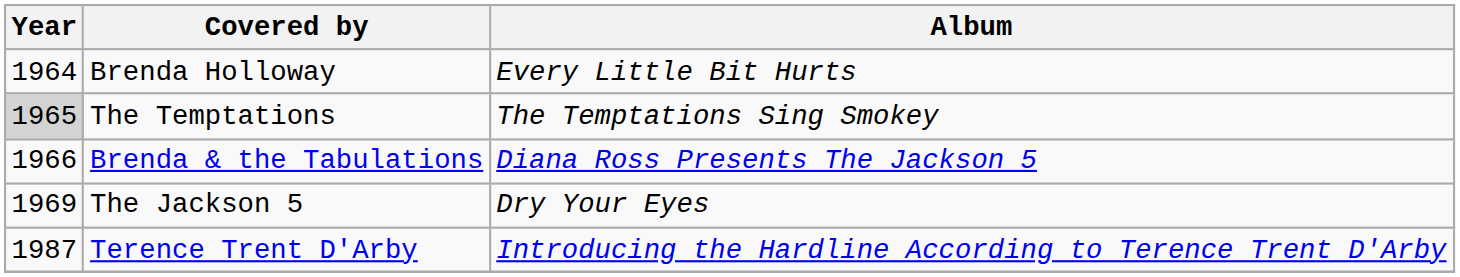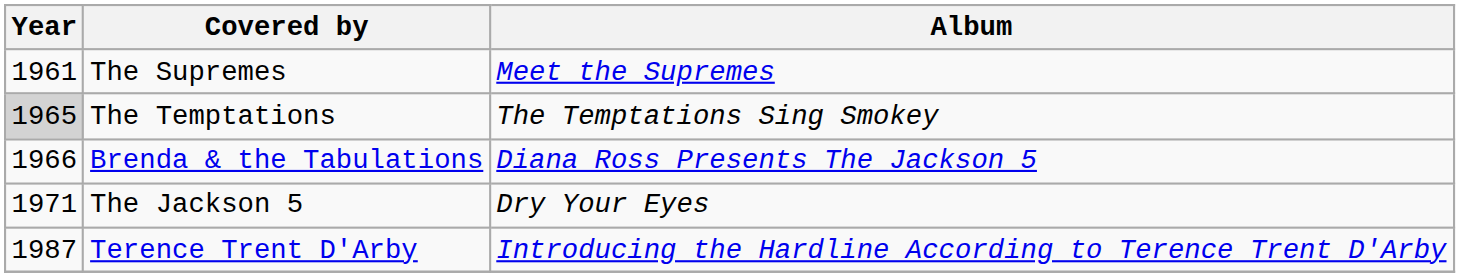+ row: (188, 72)
- row: (213, 72)
(44, 205) 1969 -> (44, 205) 1971
